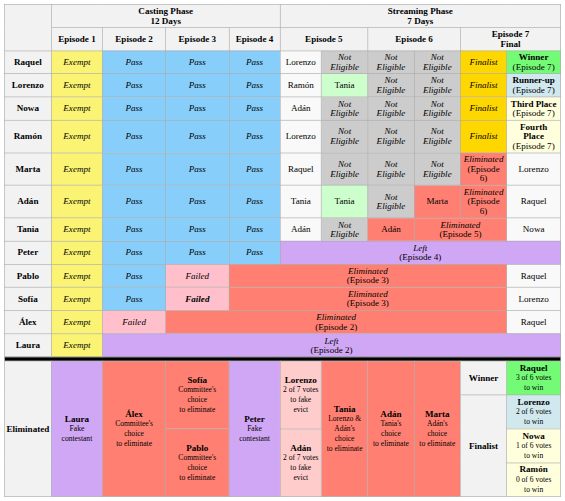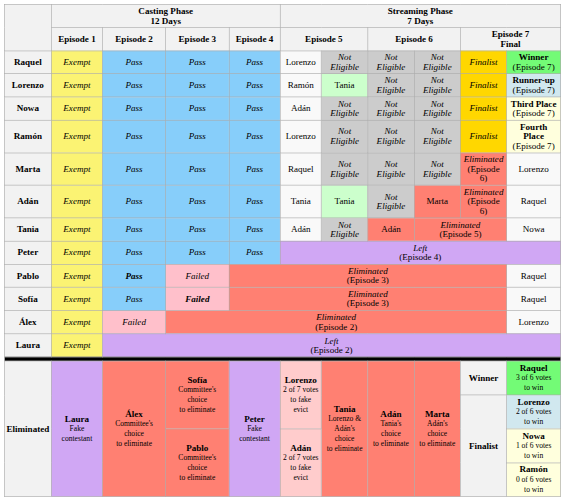(134, 276) normal -> (134, 276) bold
(534, 299) Lorenzo -> (534, 299) Raquel
(534, 322) Raquel -> (534, 322) Lorenzo
